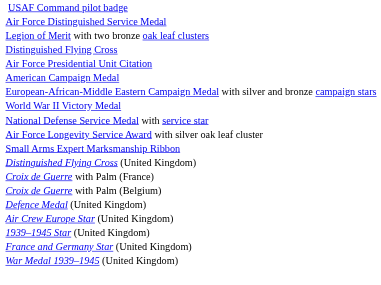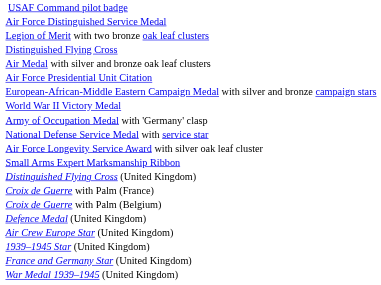+ row: (108, 64)
- row: (62, 78)
+ row: (107, 120)
